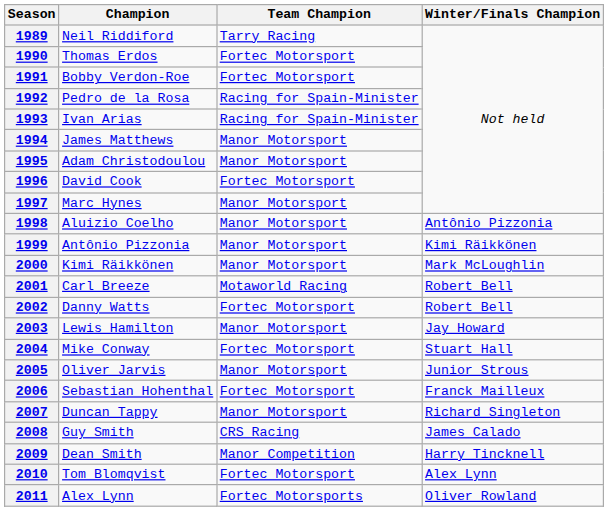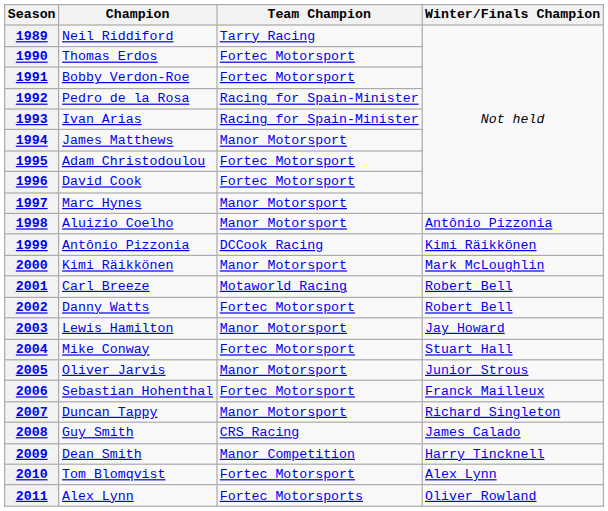(283, 161) Manor Motorsport -> (287, 161) Fortec Motorsport
(283, 245) Manor Motorsport -> (271, 245) DCCook Racing
